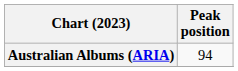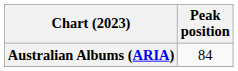(205, 54) 94 -> (205, 54) 84
